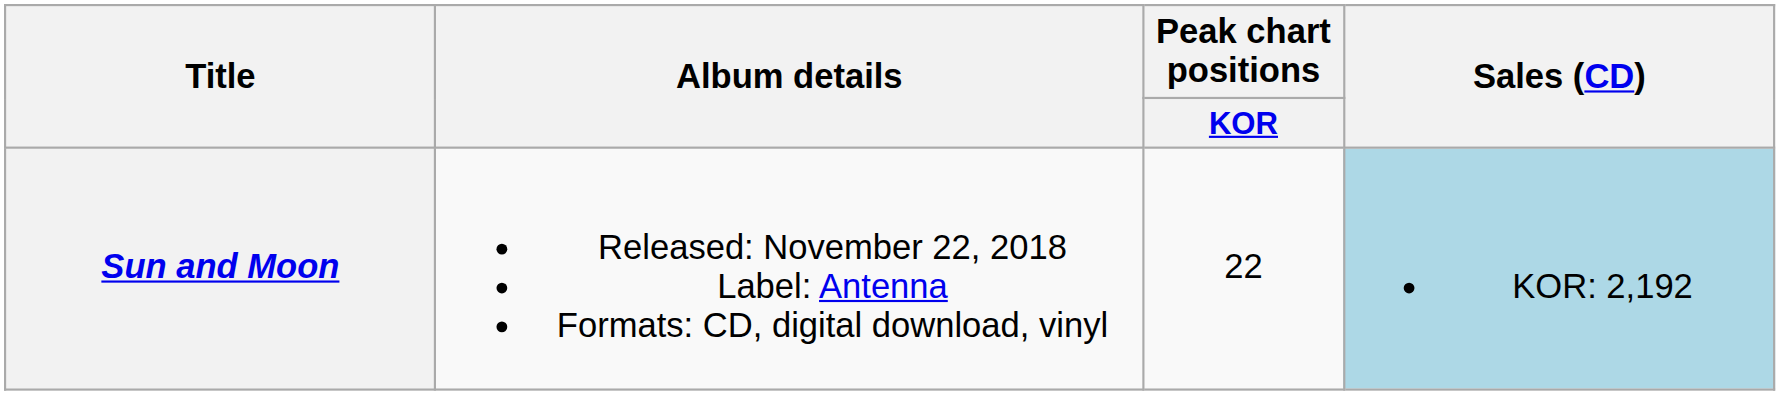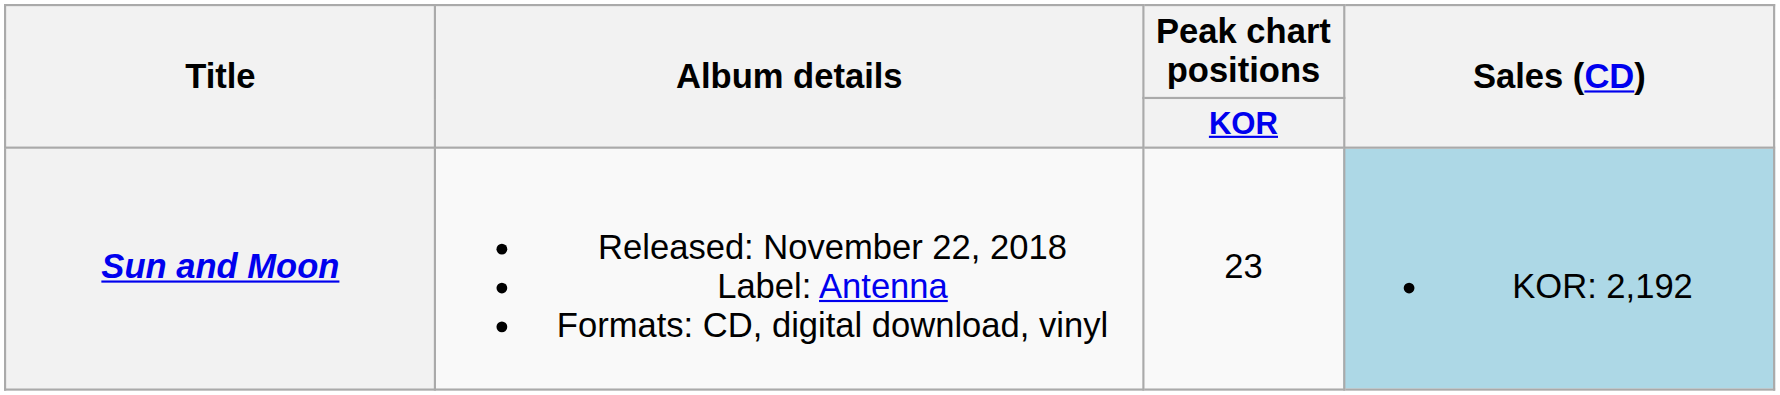(1243, 267) 22 -> (1243, 267) 23
